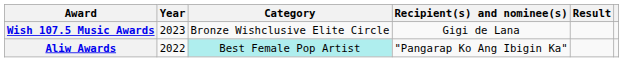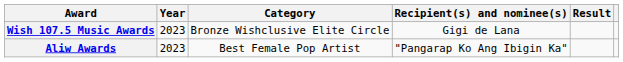(172, 48) 2022 -> (172, 48) 2023
(290, 48) paleturquoise background -> (290, 48) no background
